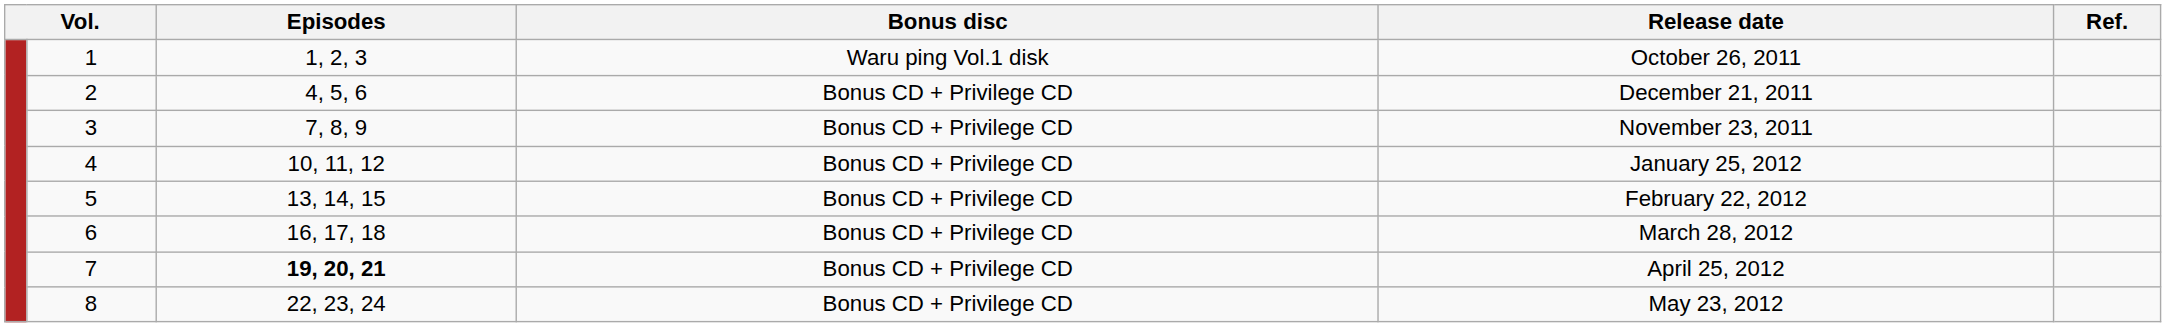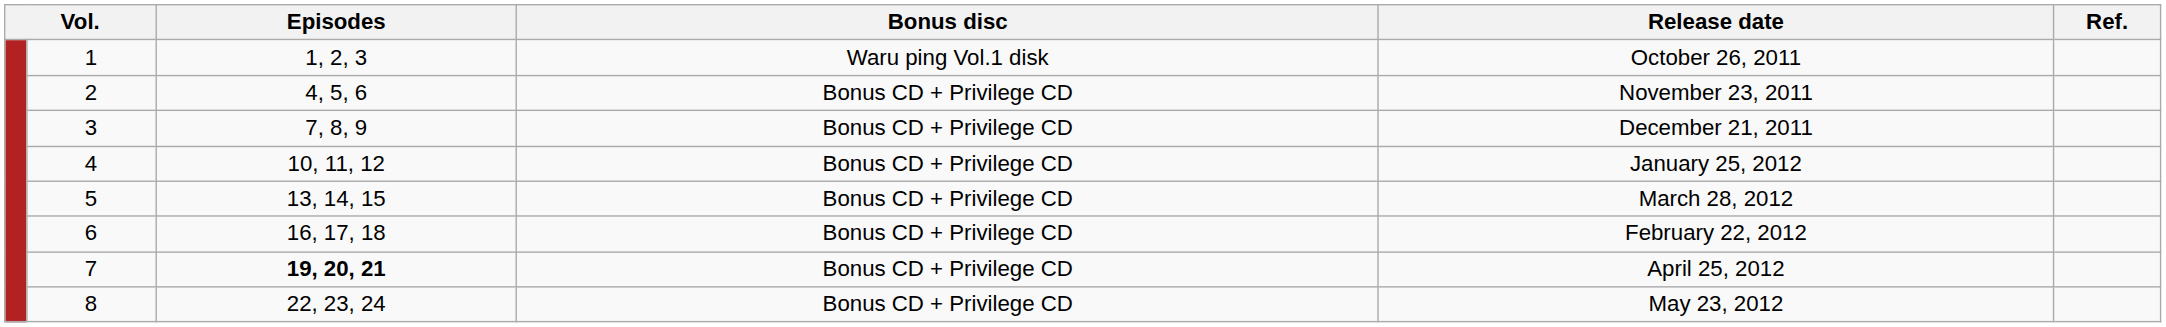(1716, 92) December 21, 2011 -> (1716, 92) November 23, 2011
(1716, 127) November 23, 2011 -> (1716, 127) December 21, 2011
(1716, 198) February 22, 2012 -> (1716, 198) March 28, 2012
(1716, 233) March 28, 2012 -> (1716, 233) February 22, 2012
